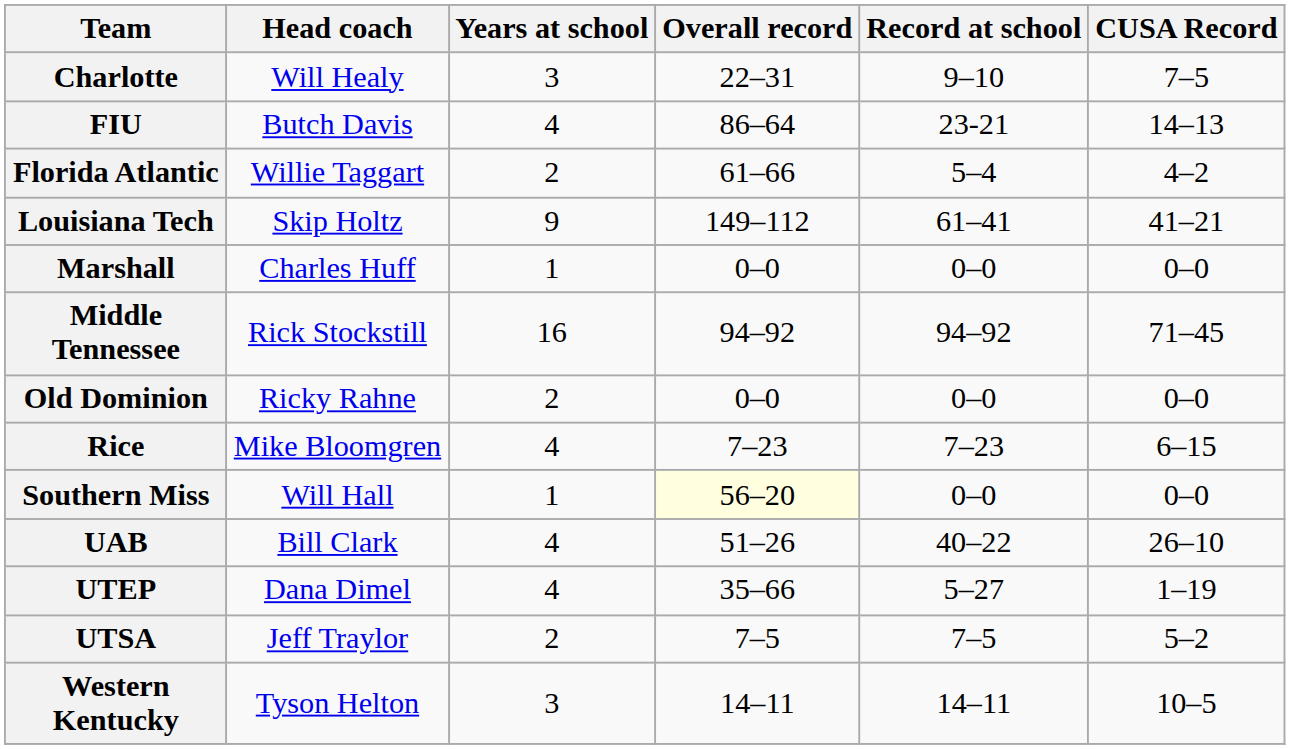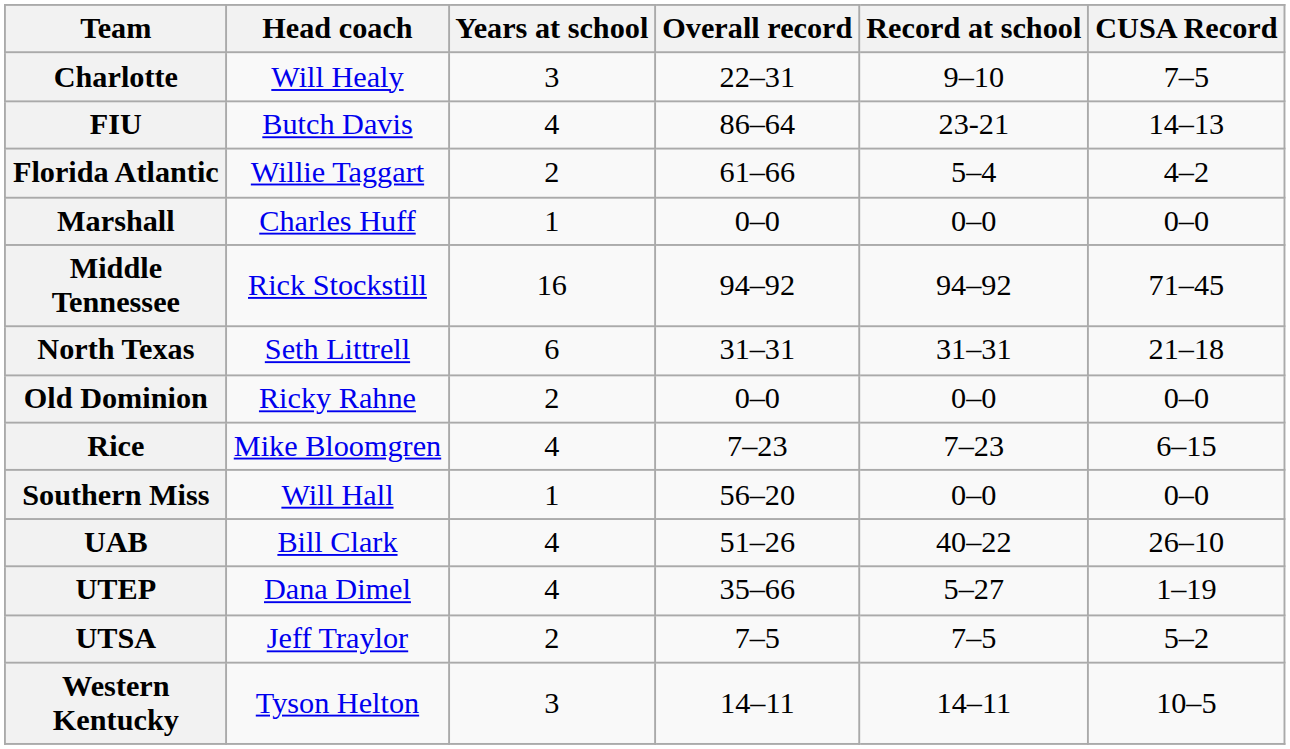- row: (116, 220)
+ row: (116, 350)
(757, 494) lightyellow background -> (757, 494) no background
